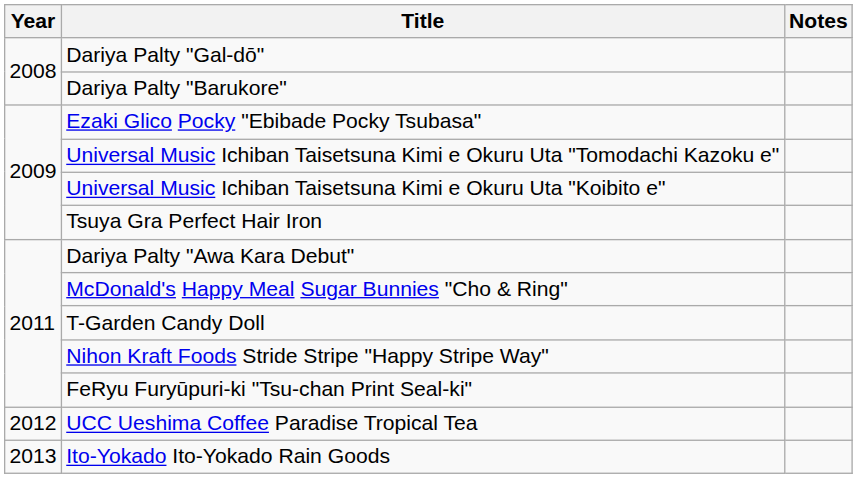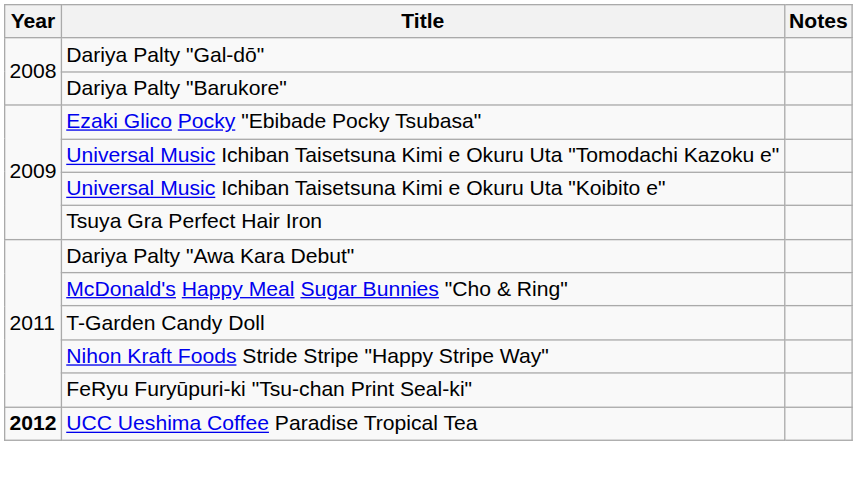(33, 423) normal -> (33, 423) bold
- row: (228, 456)
